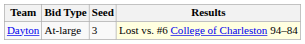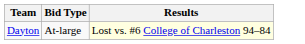- column: (103, 13)
